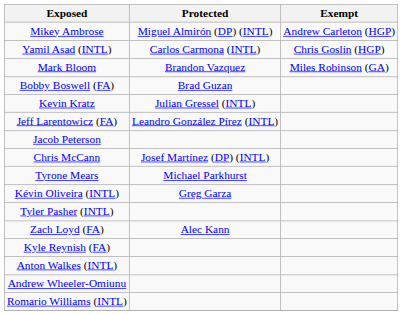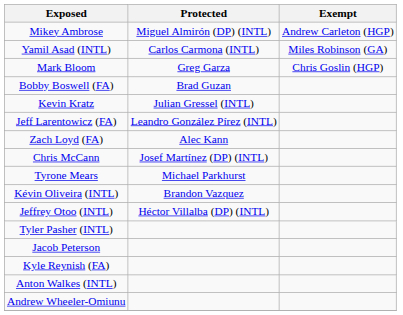(339, 49) Chris Goslin (HGP) -> (338, 49) Miles Robinson (GA)
(205, 67) Brandon Vazquez -> (204, 67) Greg Garza
(339, 67) Miles Robinson (GA) -> (338, 67) Chris Goslin (HGP)
rows swapped: (67, 229) <-> (67, 139)
(205, 193) Greg Garza -> (204, 193) Brandon Vazquez
+ row: (66, 211)
- row: (67, 301)
